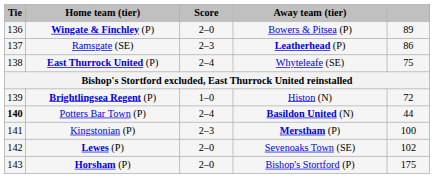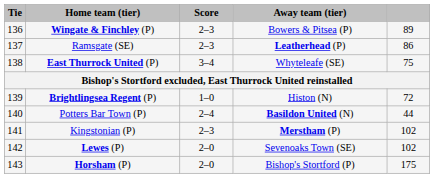(206, 30) 2–0 -> (206, 30) 2–3
(206, 63) 2–4 -> (206, 63) 3–4
(15, 114) bold -> (15, 114) normal
(408, 131) 100 -> (408, 131) 102
